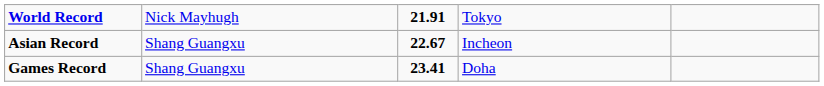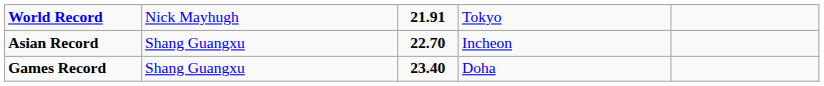(428, 43) 22.67 -> (428, 43) 22.70
(428, 69) 23.41 -> (428, 69) 23.40
